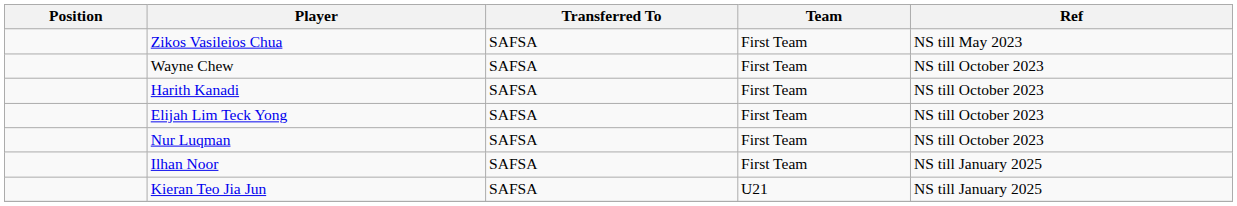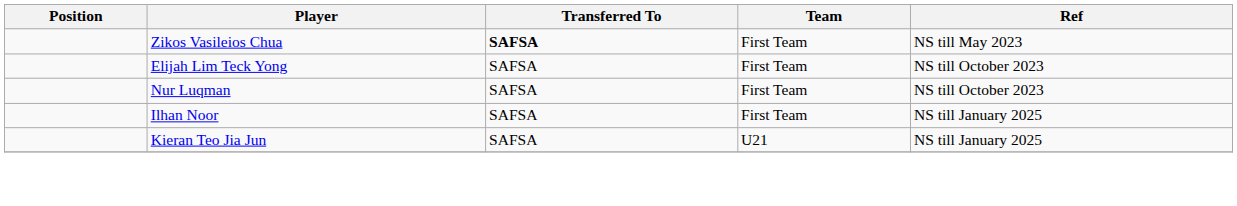(513, 41) normal -> (514, 41) bold
- row: (192, 66)
- row: (195, 90)
